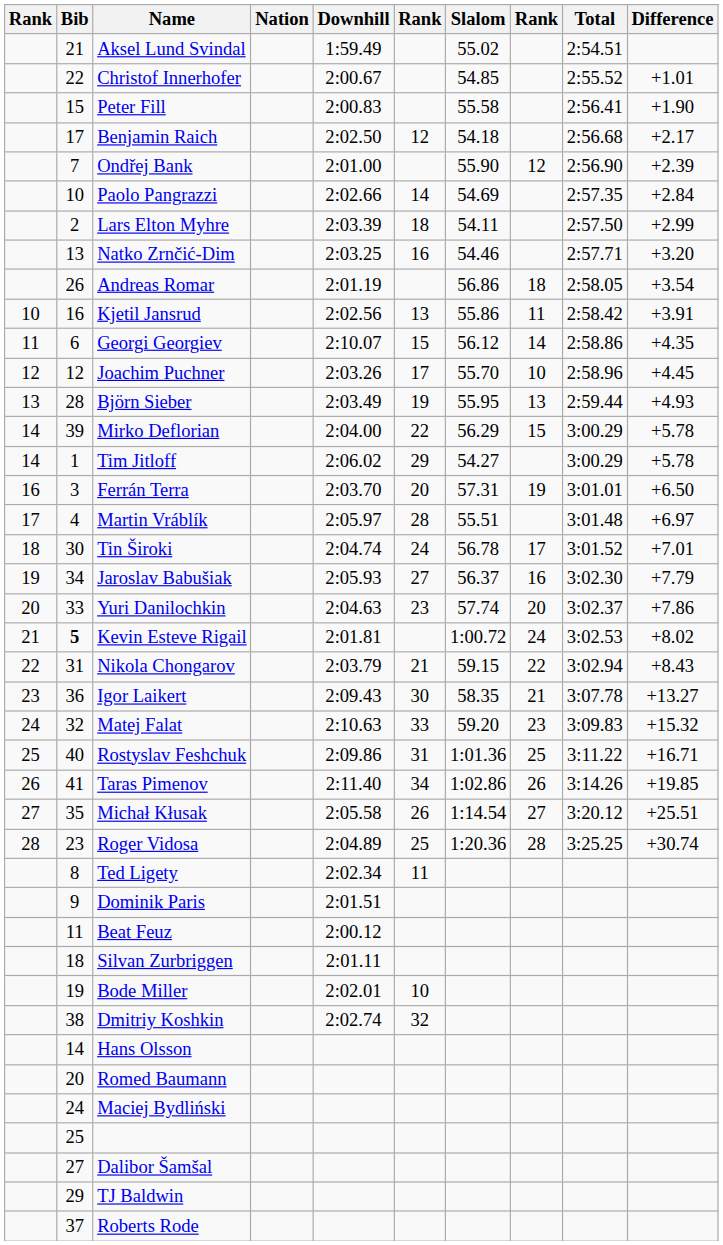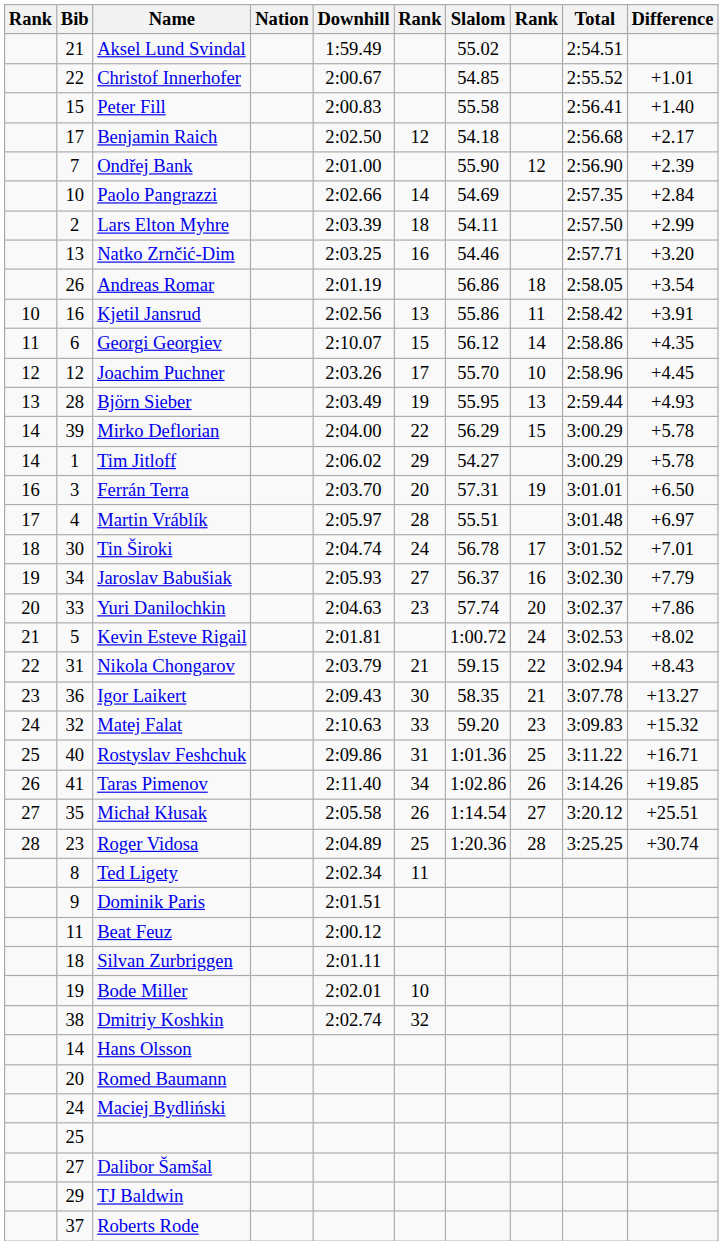(673, 107) +1.90 -> (673, 107) +1.40
(75, 637) bold -> (75, 637) normal
